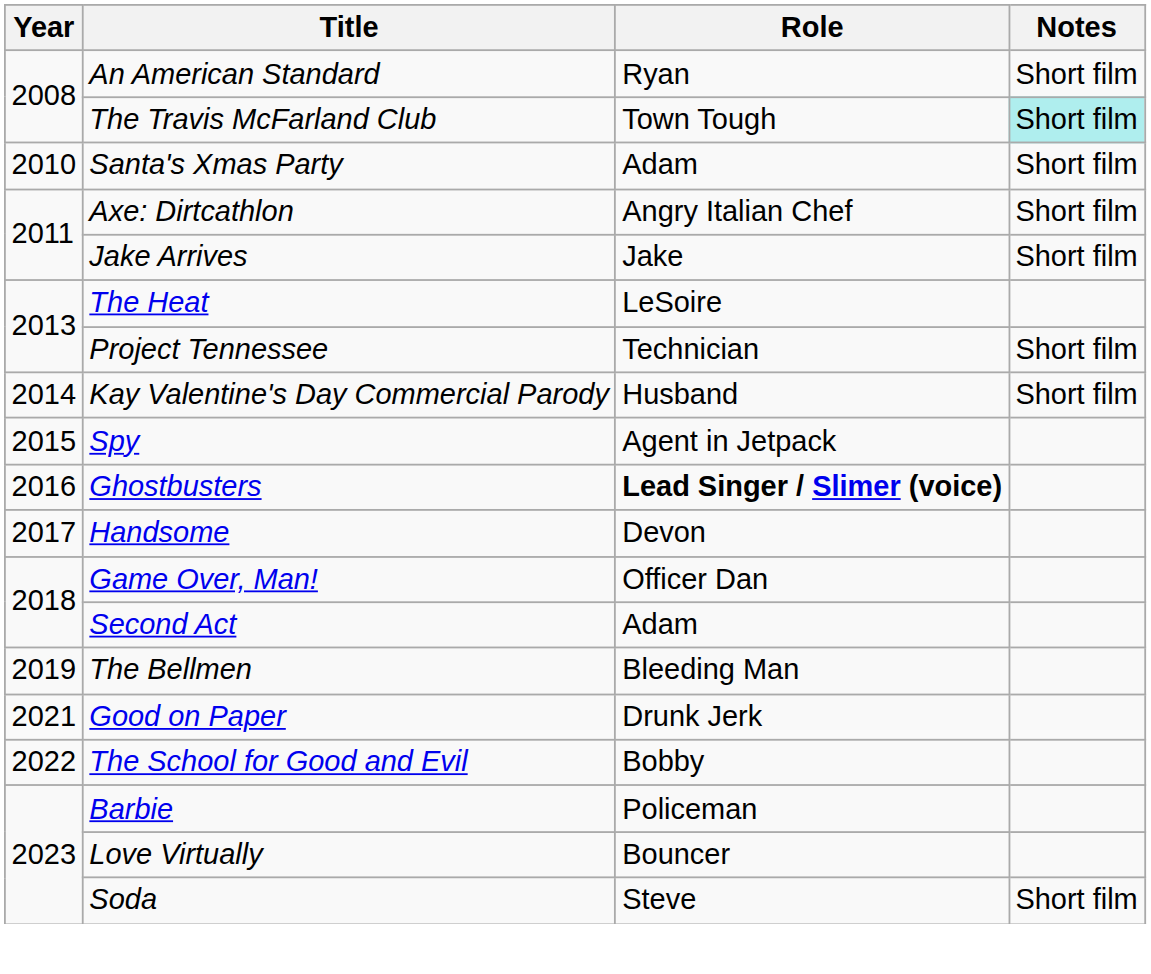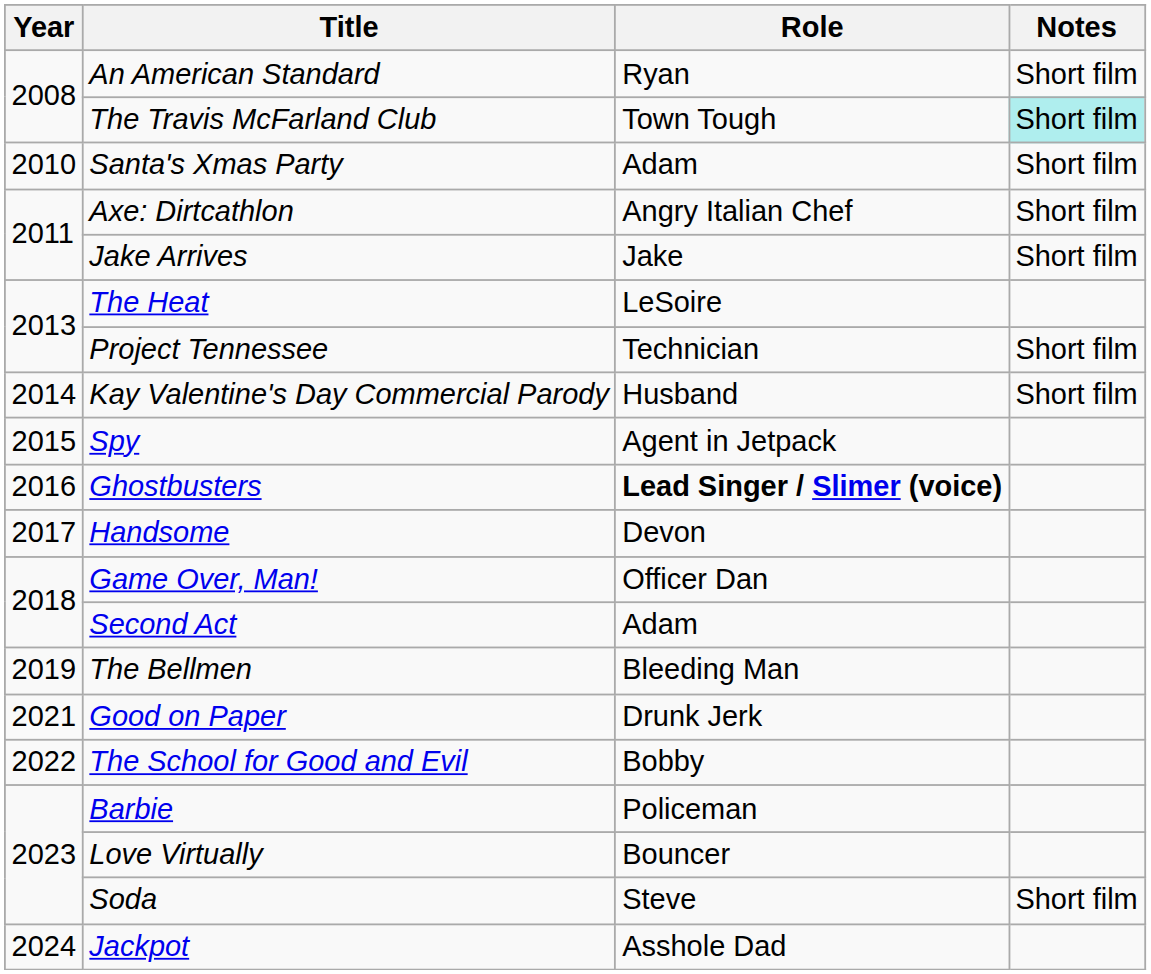+ row: (139, 946)
